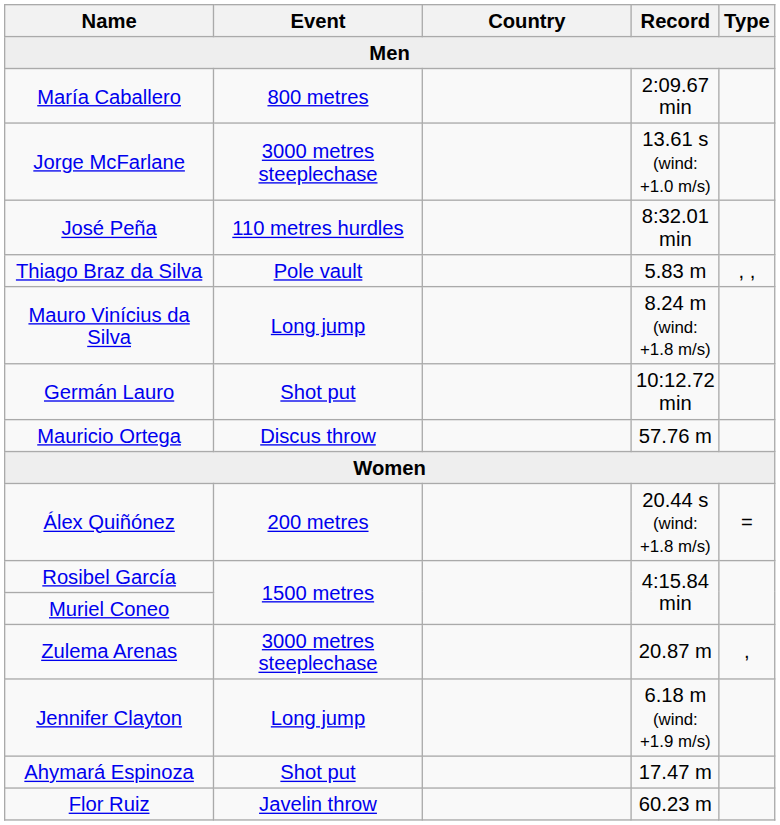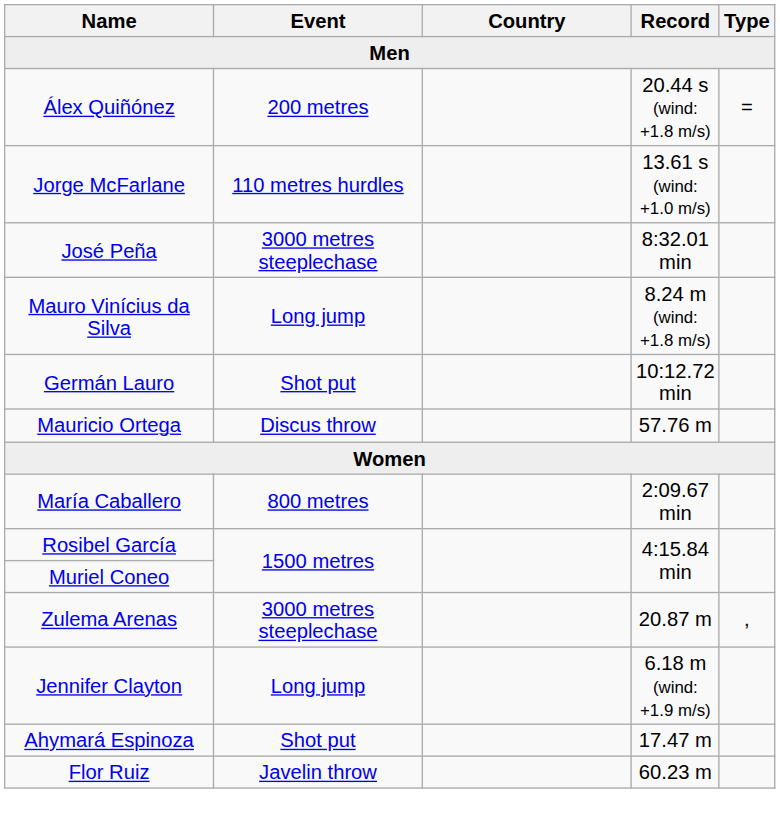rows swapped: (109, 522) <-> (109, 96)
(318, 162) 3000 metres steeplechase -> (318, 185) 110 metres hurdles
(318, 228) 110 metres hurdles -> (318, 251) 3000 metres steeplechase
- row: (109, 271)
